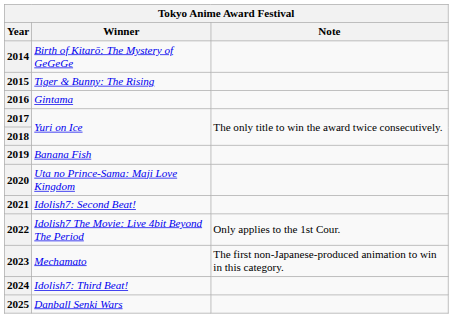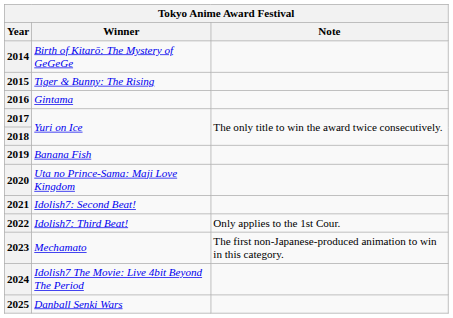(118, 229) Idolish7 The Movie: Live 4bit Beyond The Period -> (81, 223) Idolish7: Third Beat!
(81, 285) Idolish7: Third Beat! -> (118, 279) Idolish7 The Movie: Live 4bit Beyond The Period
